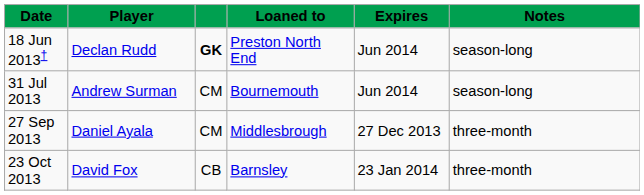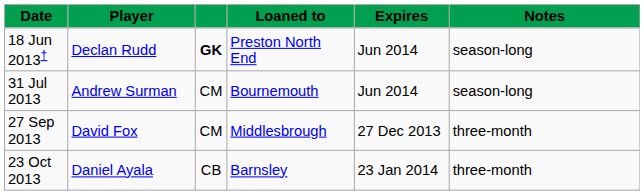(112, 131) Daniel Ayala -> (105, 131) David Fox
(105, 170) David Fox -> (112, 170) Daniel Ayala
